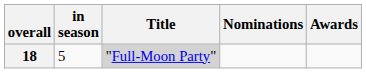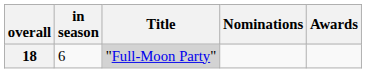(62, 56) 5 -> (62, 56) 6
